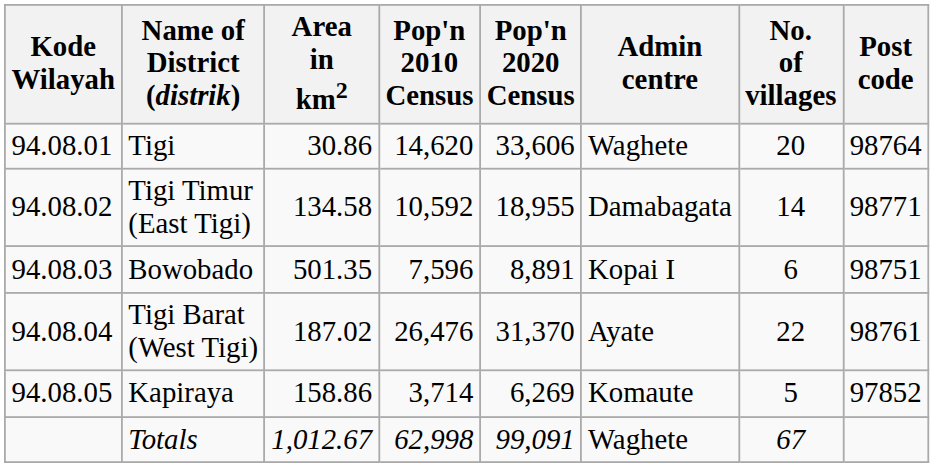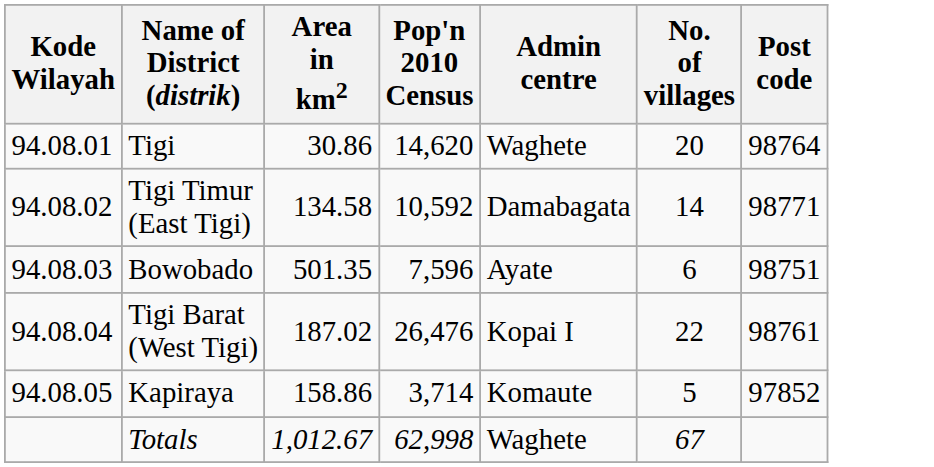- column: (531, 63)
(632, 269) Kopai I -> (520, 269) Ayate
(621, 331) Ayate -> (530, 331) Kopai I
